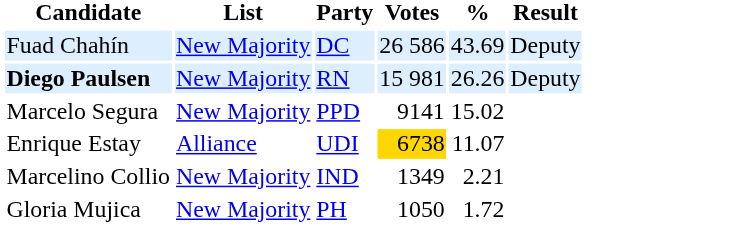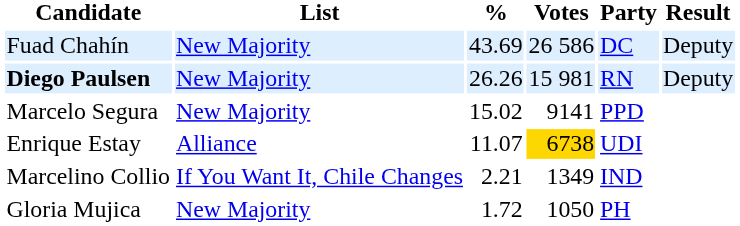columns swapped: (345, 12) <-> (478, 12)
(243, 176) New Majority -> (319, 176) If You Want It, Chile Changes
